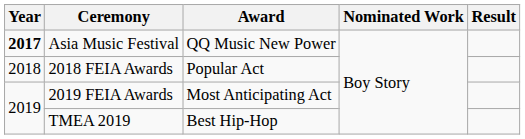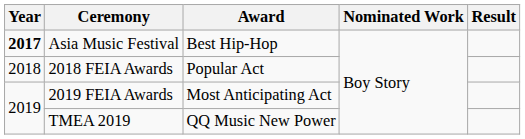(261, 43) QQ Music New Power -> (232, 43) Best Hip-Hop
(232, 120) Best Hip-Hop -> (261, 120) QQ Music New Power
